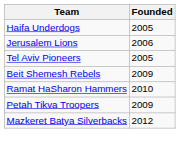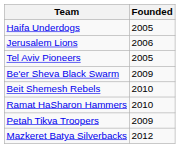+ row: (63, 74)
(142, 74) 2009 -> (142, 89) 2010
